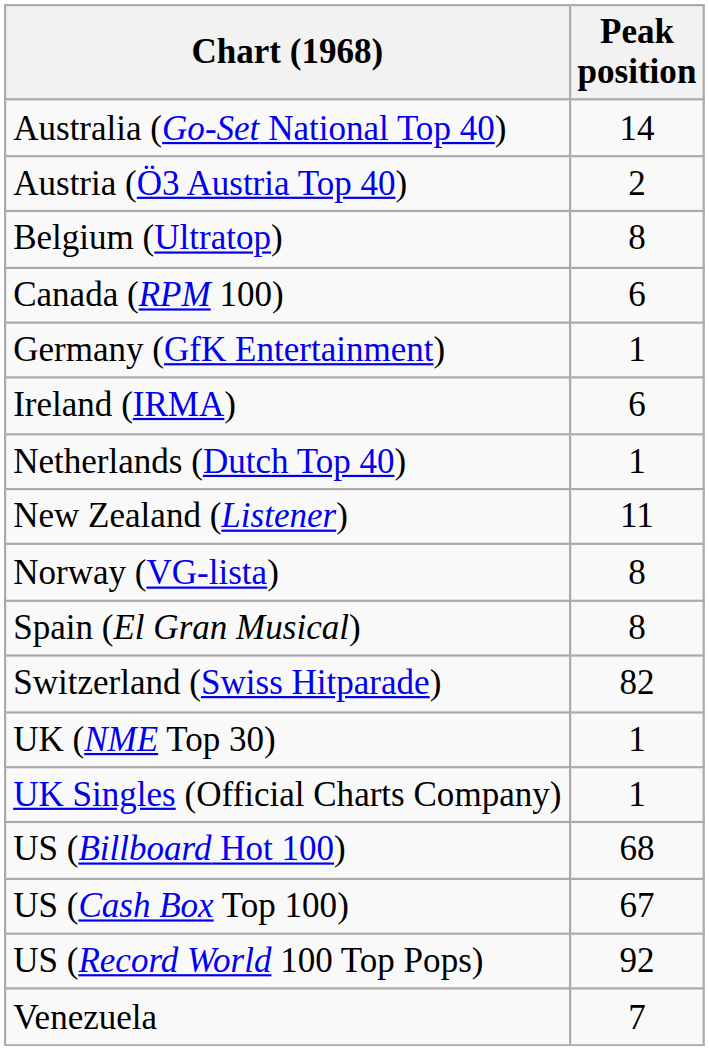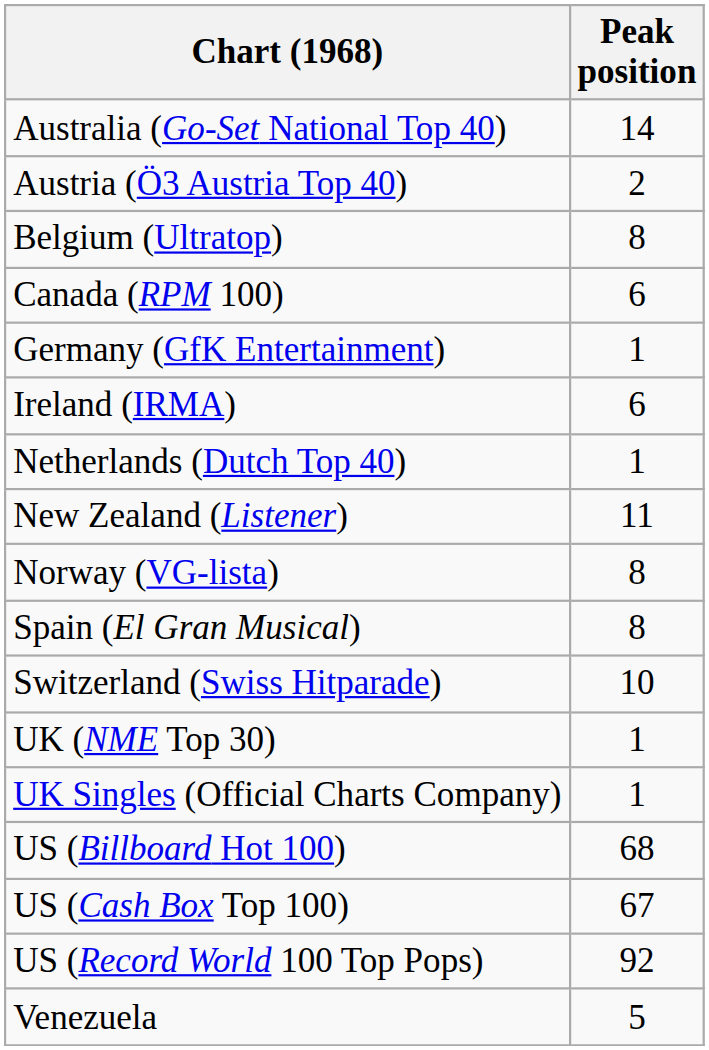(637, 682) 82 -> (637, 682) 10
(637, 1016) 7 -> (637, 1016) 5
